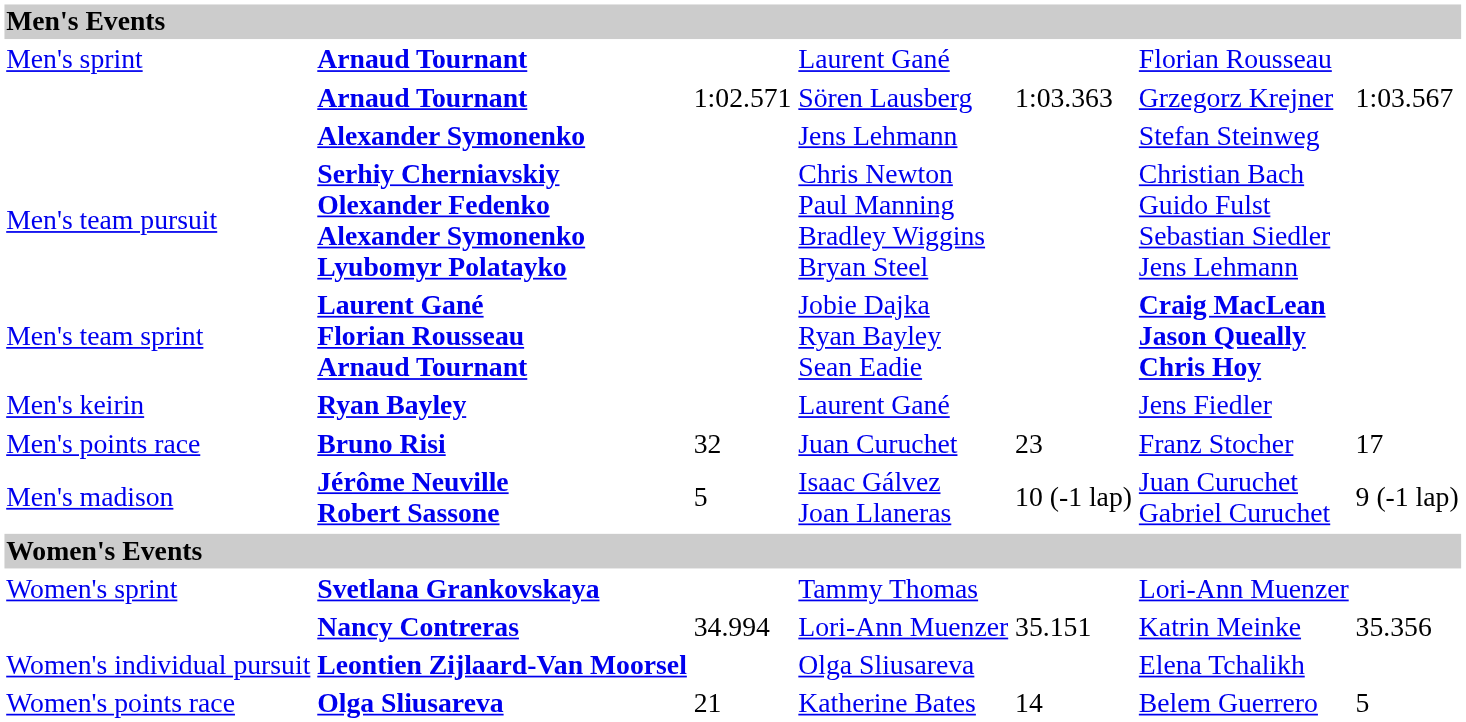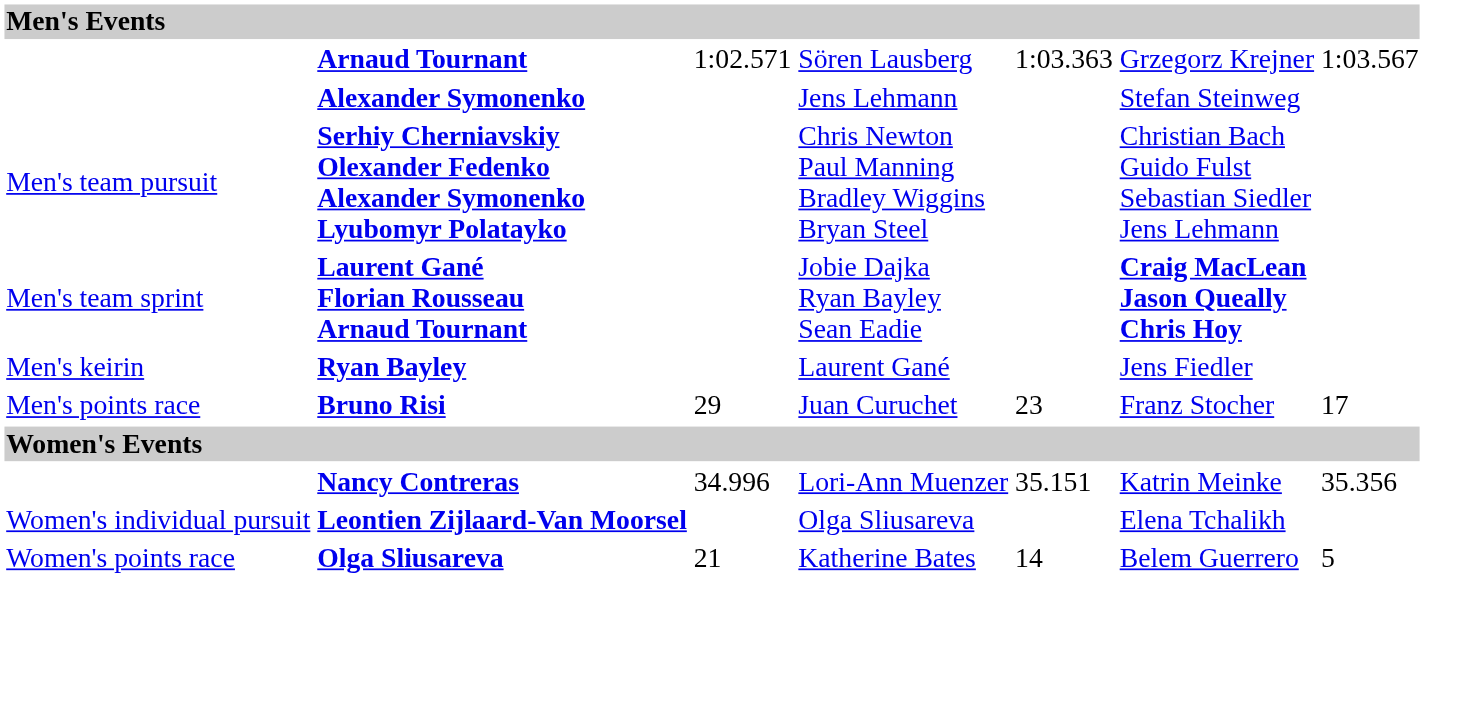- row: (422, 59)
(708, 443) 32 -> (708, 405) 29
- row: (413, 497)
- row: (458, 588)
(732, 626) 34.994 -> (732, 481) 34.996
